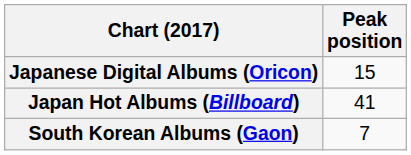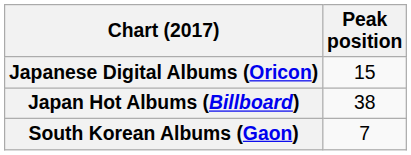(365, 103) 41 -> (365, 103) 38
